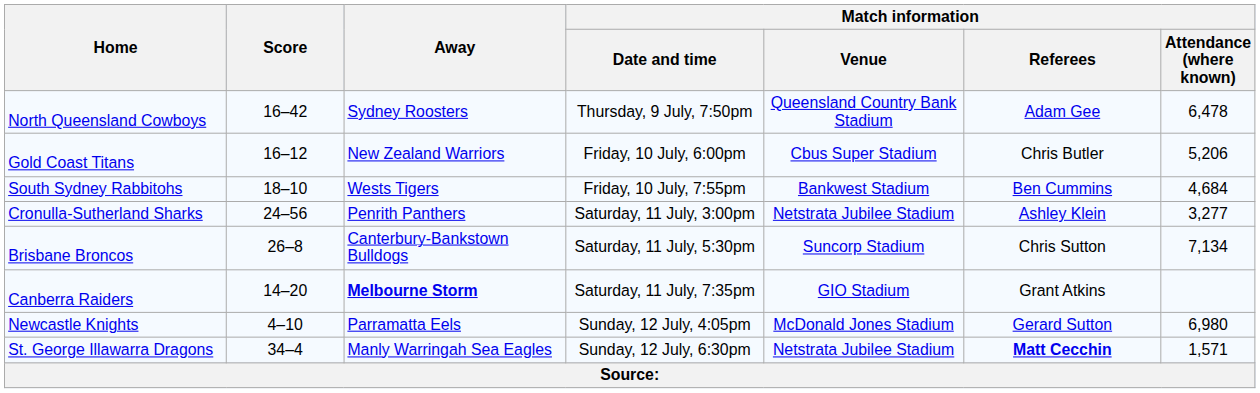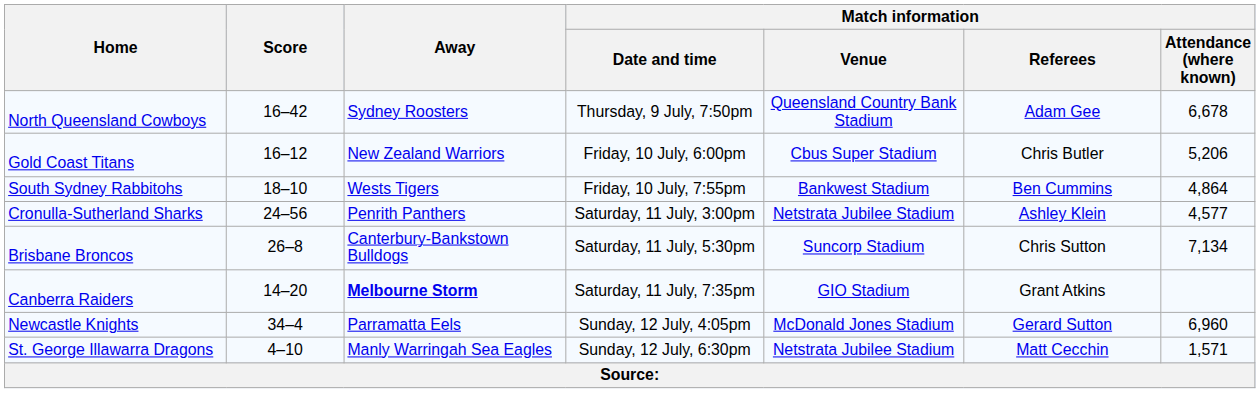(1208, 111) 6,478 -> (1208, 111) 6,678
(1208, 188) 4,684 -> (1208, 188) 4,864
(1208, 213) 3,277 -> (1208, 213) 4,577
(285, 324) 4–10 -> (285, 324) 34–4
(1208, 324) 6,980 -> (1208, 324) 6,960
(285, 350) 34–4 -> (285, 350) 4–10
(1062, 350) bold -> (1062, 350) normal
